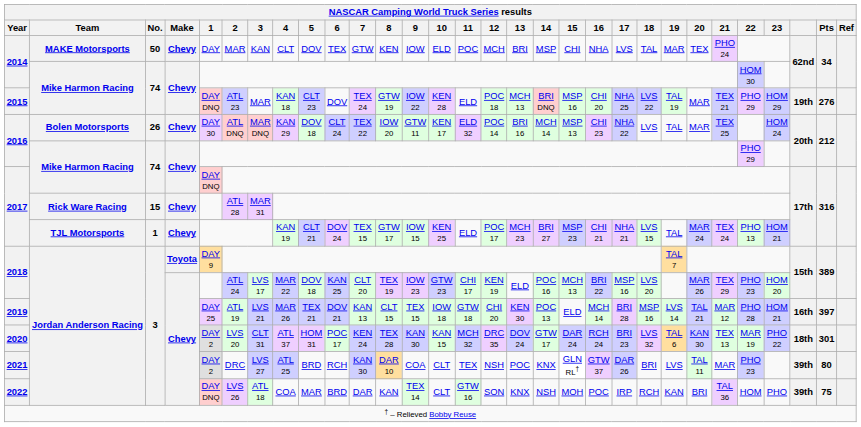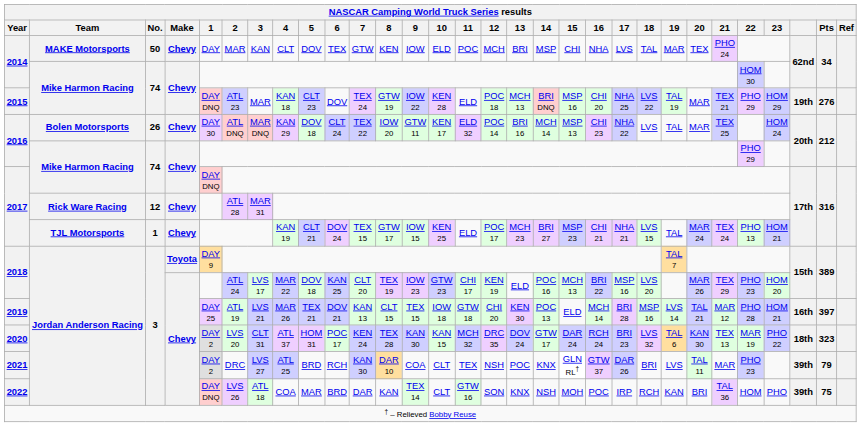(155, 207) 15 -> (155, 207) 12
(827, 338) 301 -> (827, 338) 323
(827, 365) 80 -> (827, 365) 79
